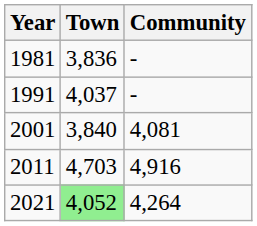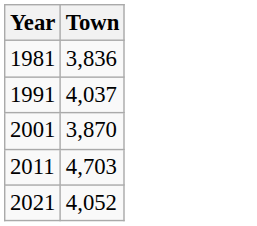- column: (188, 22)
(91, 130) 3,840 -> (91, 130) 3,870
(91, 202) lightgreen background -> (91, 202) no background
